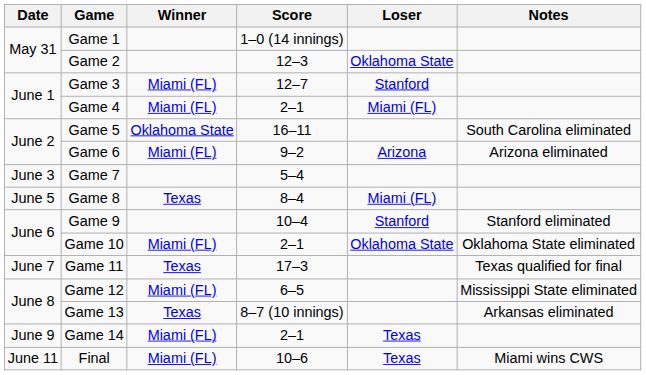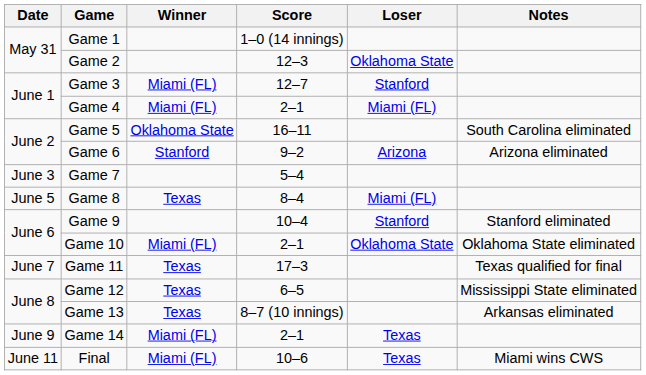(182, 152) Miami (FL) -> (182, 152) Stanford
(182, 289) Miami (FL) -> (182, 289) Texas
